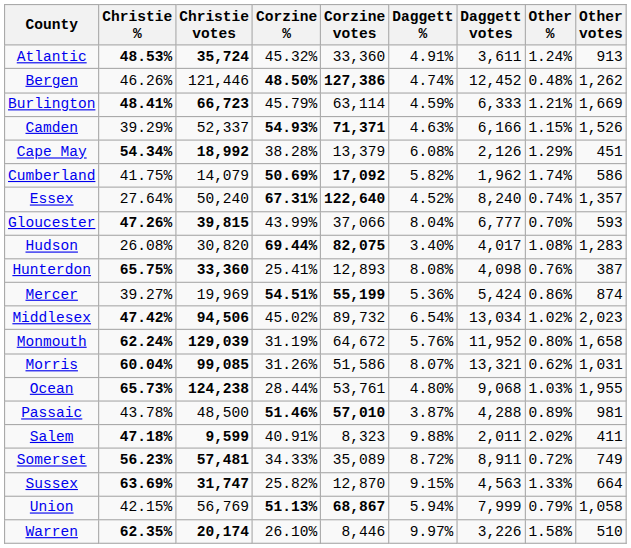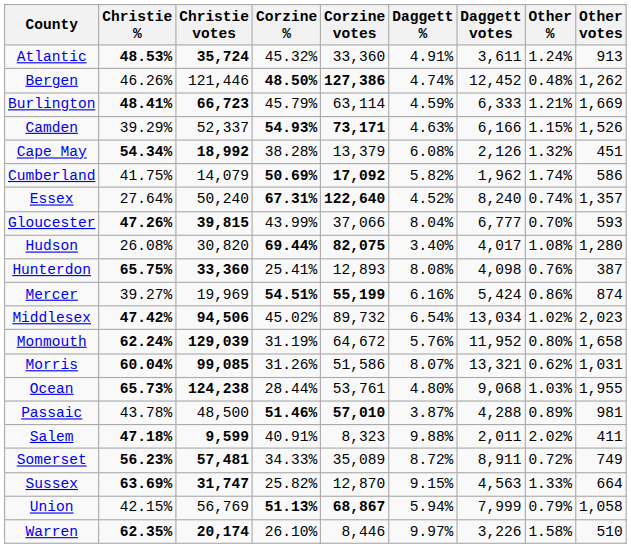(359, 128) 71,371 -> (359, 128) 73,171
(550, 152) 1.29% -> (550, 152) 1.32%
(601, 247) 1,283 -> (601, 247) 1,280
(432, 294) 5.36% -> (432, 294) 6.16%
